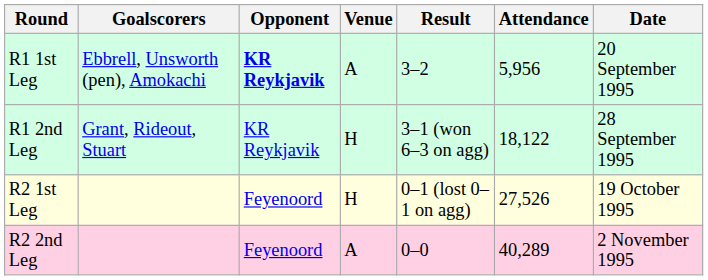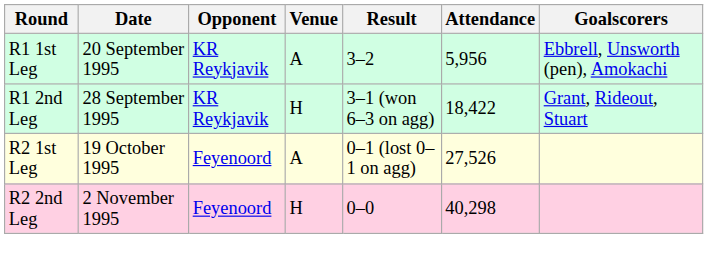columns swapped: (648, 19) <-> (159, 19)
(284, 68) bold -> (231, 58) normal
(524, 139) 18,122 -> (471, 108) 18,422
(351, 199) H -> (296, 158) A
(351, 249) A -> (296, 208) H
(524, 249) 40,289 -> (471, 208) 40,298
